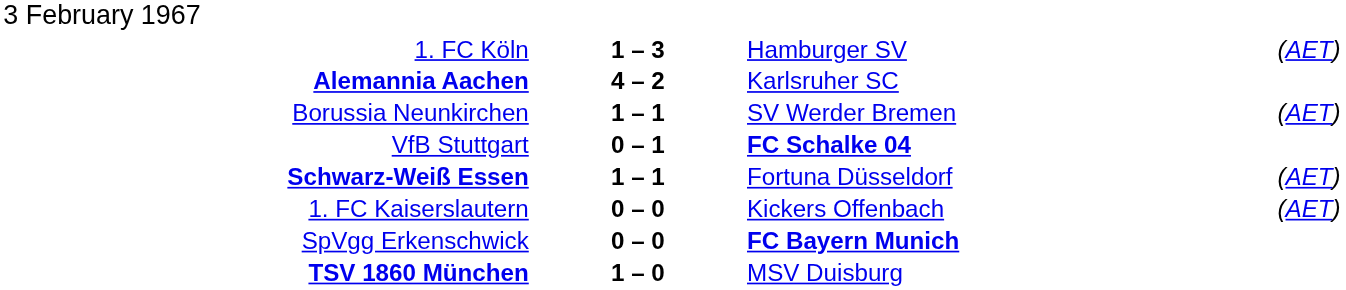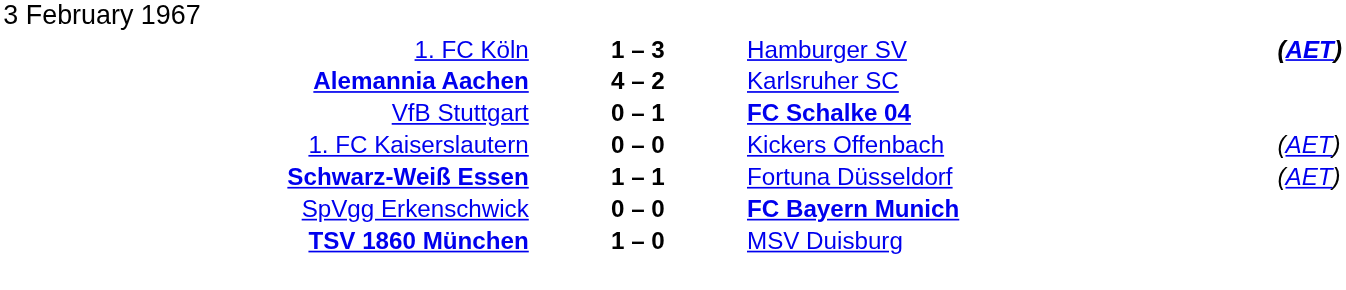(1309, 49) normal -> (1310, 49) bold
- row: (411, 113)
rows swapped: (419, 209) <-> (408, 177)
